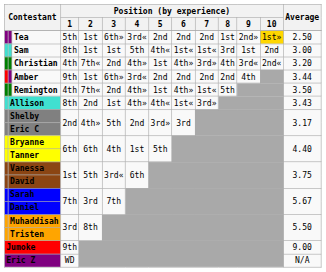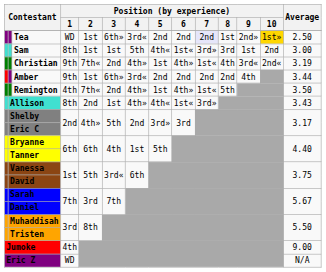(70, 37) 5th -> (70, 37) WD
(207, 37) no background -> (207, 37) lavender background
(207, 50) 1st« -> (207, 50) 3rd»
(70, 63) 4th -> (70, 63) 9th
(207, 63) 3rd» -> (207, 63) 1st«
(302, 63) 3.20 -> (302, 63) 3.19
(70, 247) 9th -> (70, 247) 4th
